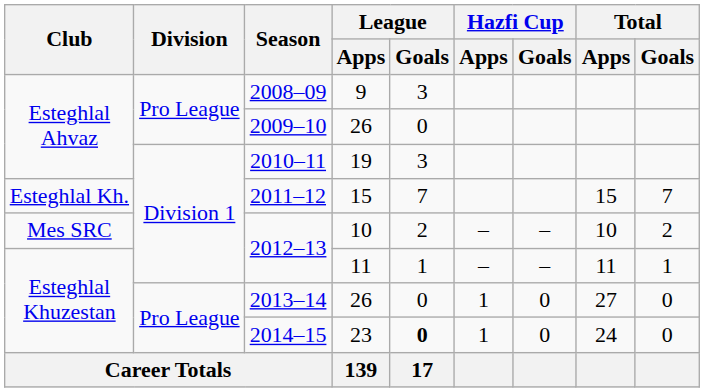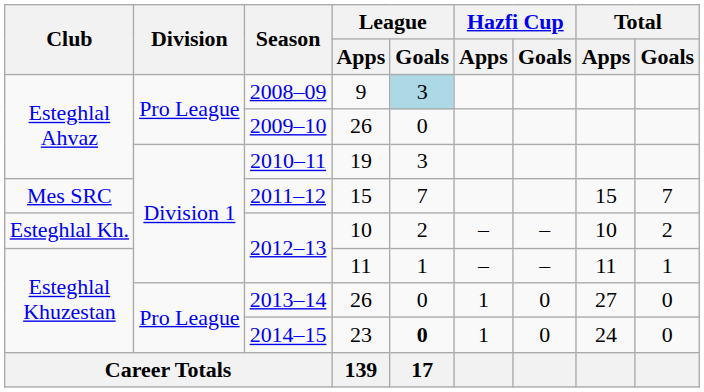(422, 91) no background -> (422, 91) lightblue background
(69, 195) Esteghlal Kh. -> (69, 195) Mes SRC
(69, 230) Mes SRC -> (69, 230) Esteghlal Kh.
